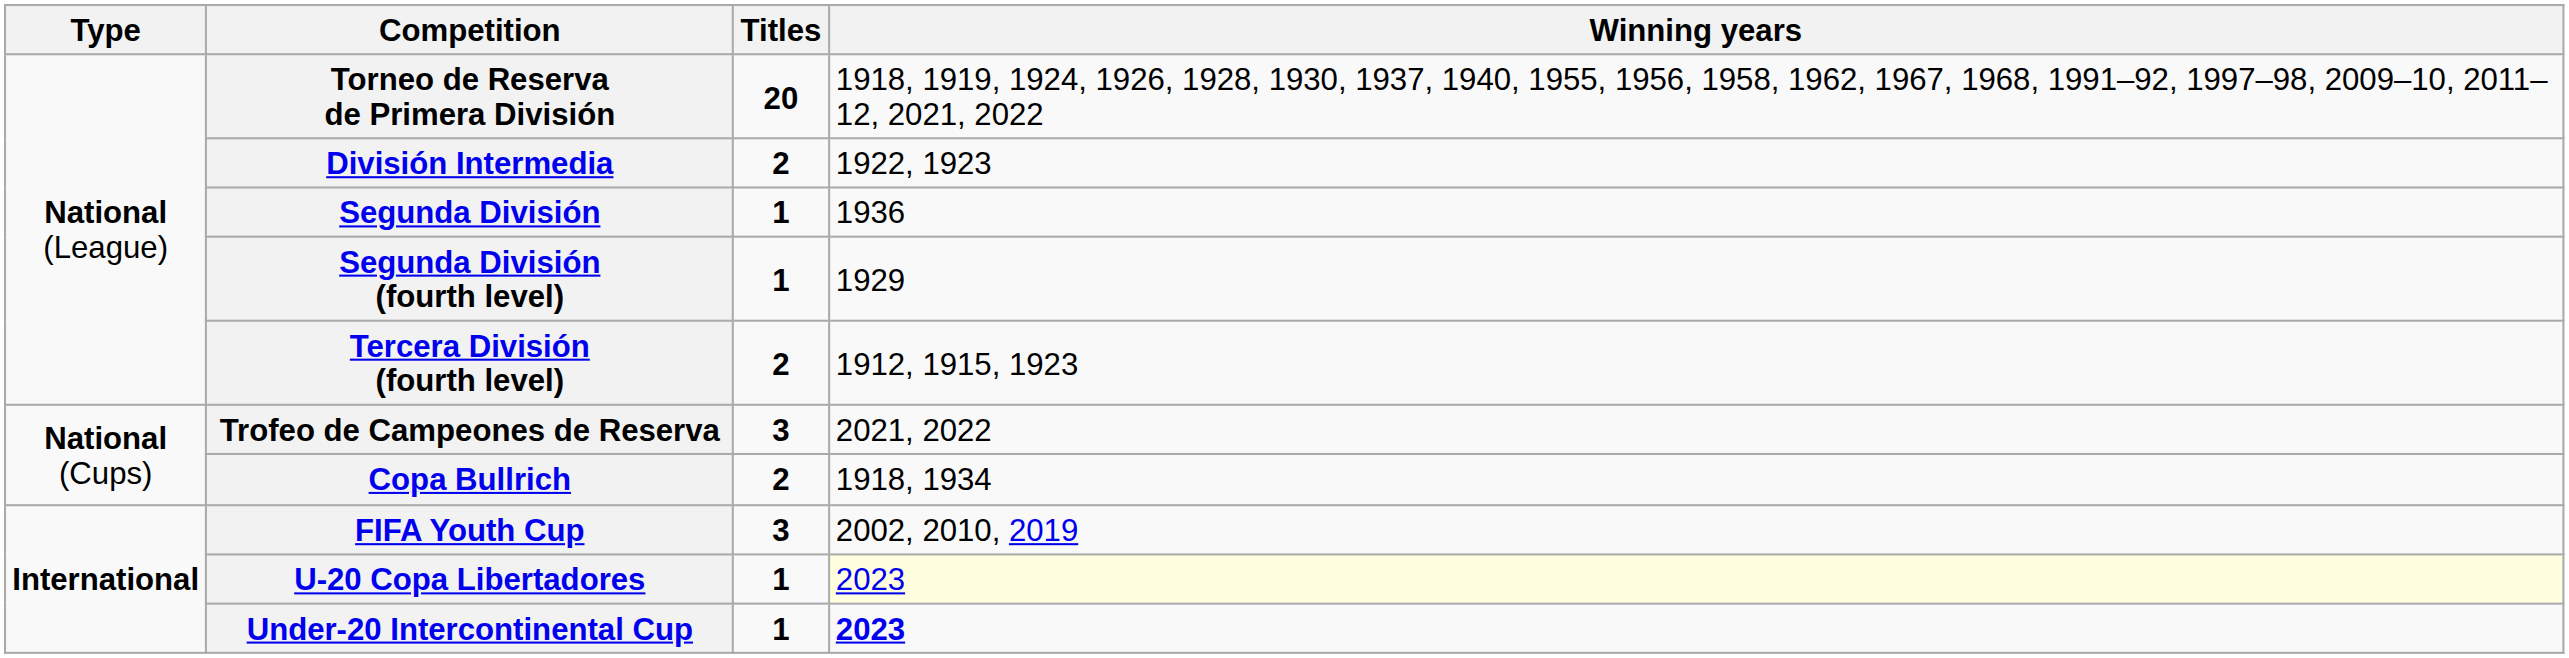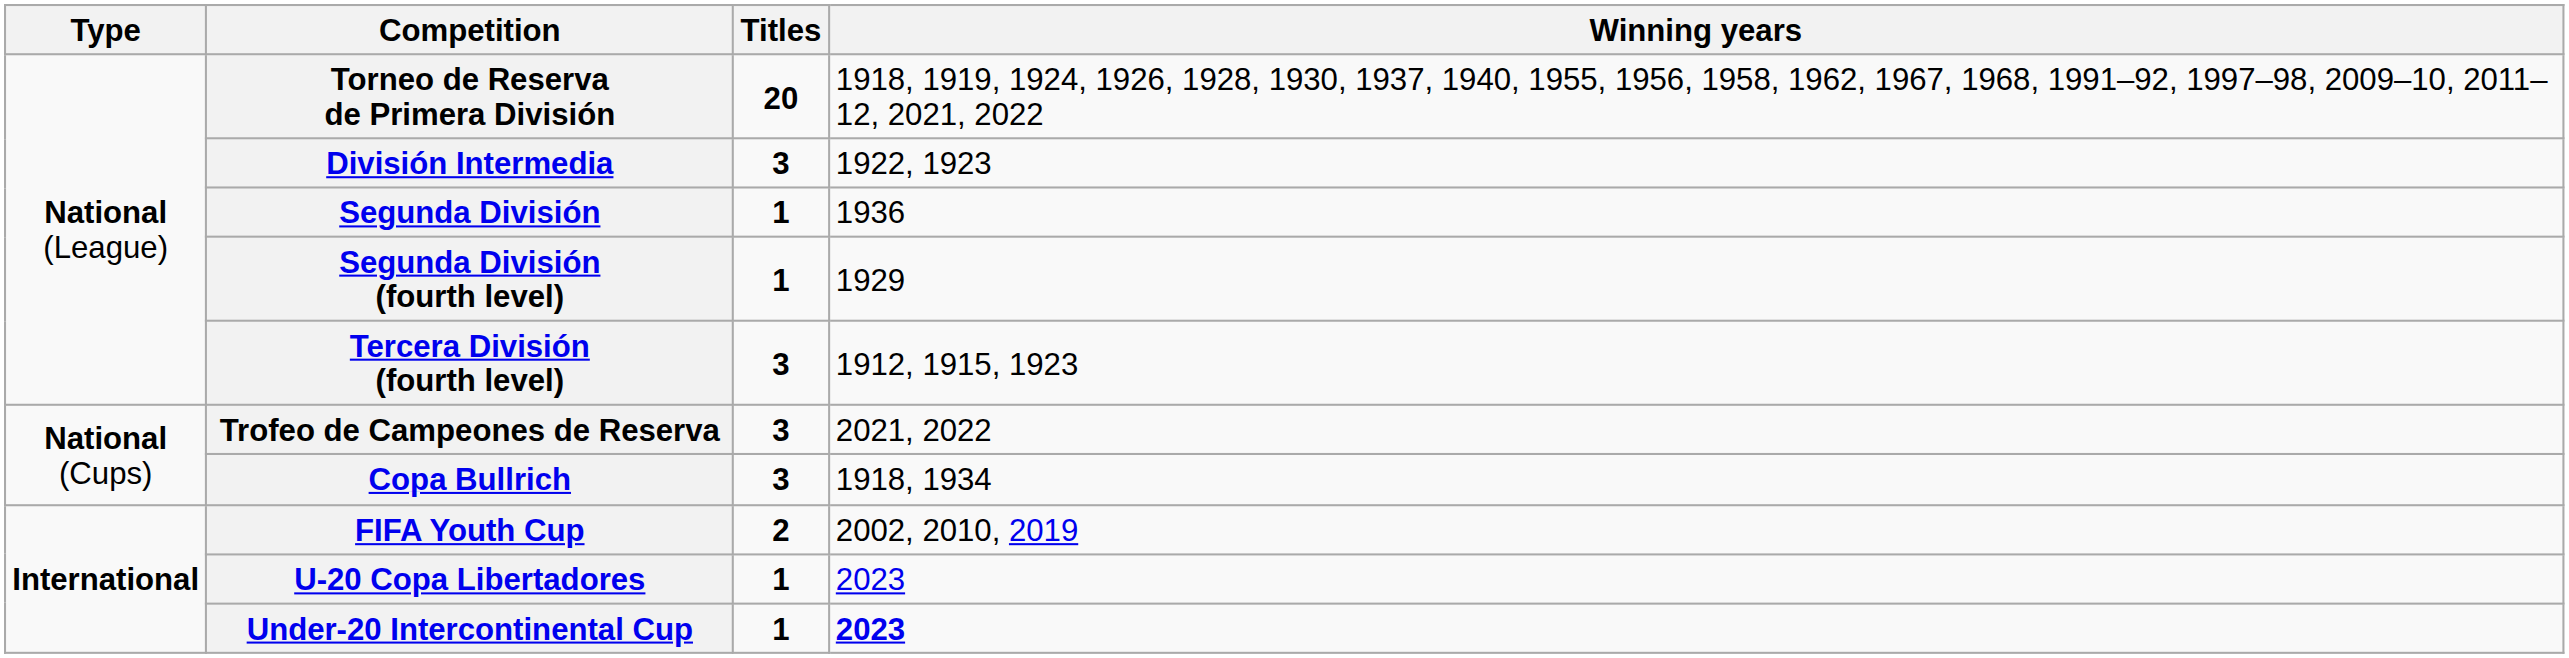(781, 163) 2 -> (781, 163) 3
(781, 364) 2 -> (781, 364) 3
(781, 480) 2 -> (781, 480) 3
(781, 529) 3 -> (781, 529) 2
(870, 578) lightyellow background -> (870, 578) no background
